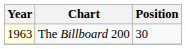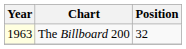(142, 34) 30 -> (142, 34) 32
